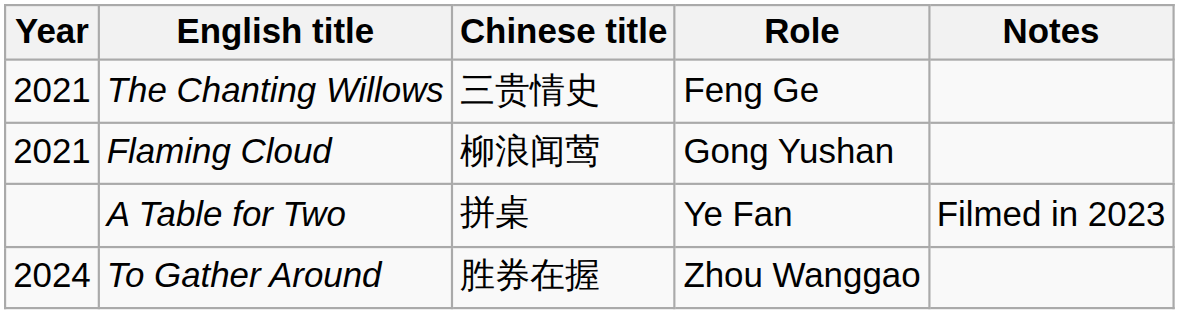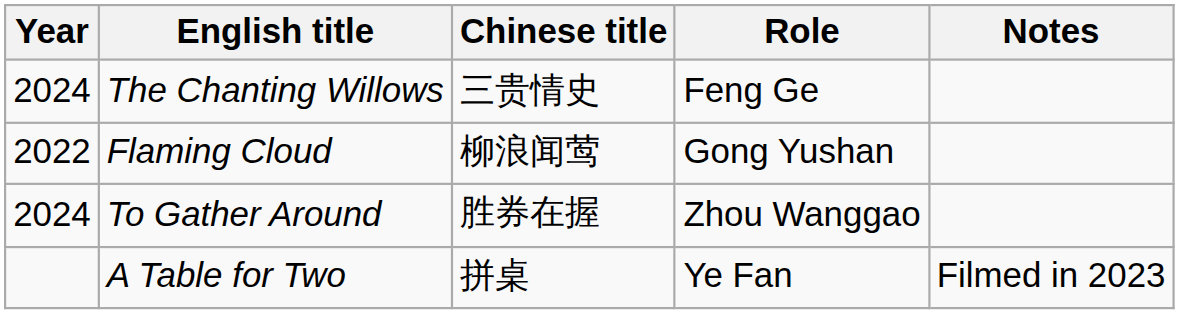(52, 90) 2021 -> (52, 90) 2024
(52, 152) 2021 -> (52, 152) 2022
rows swapped: (244, 276) <-> (226, 214)
